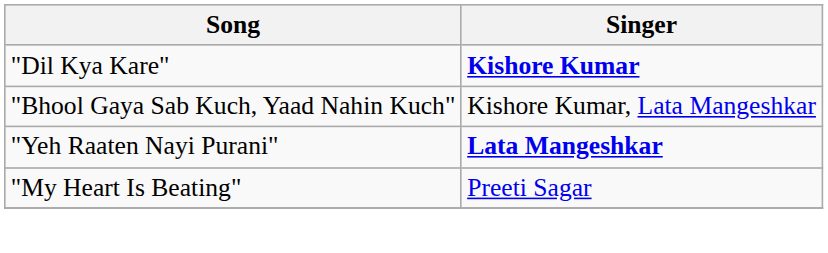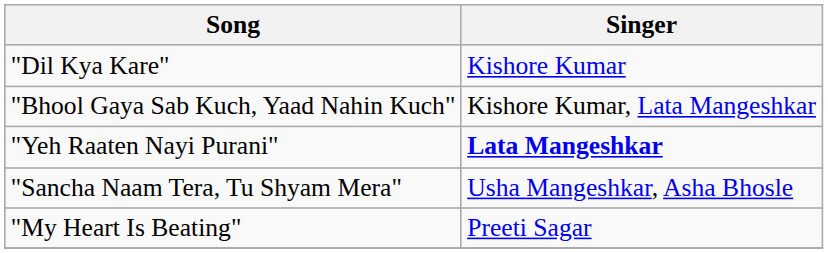(553, 65) bold -> (546, 65) normal
+ row: (206, 187)
